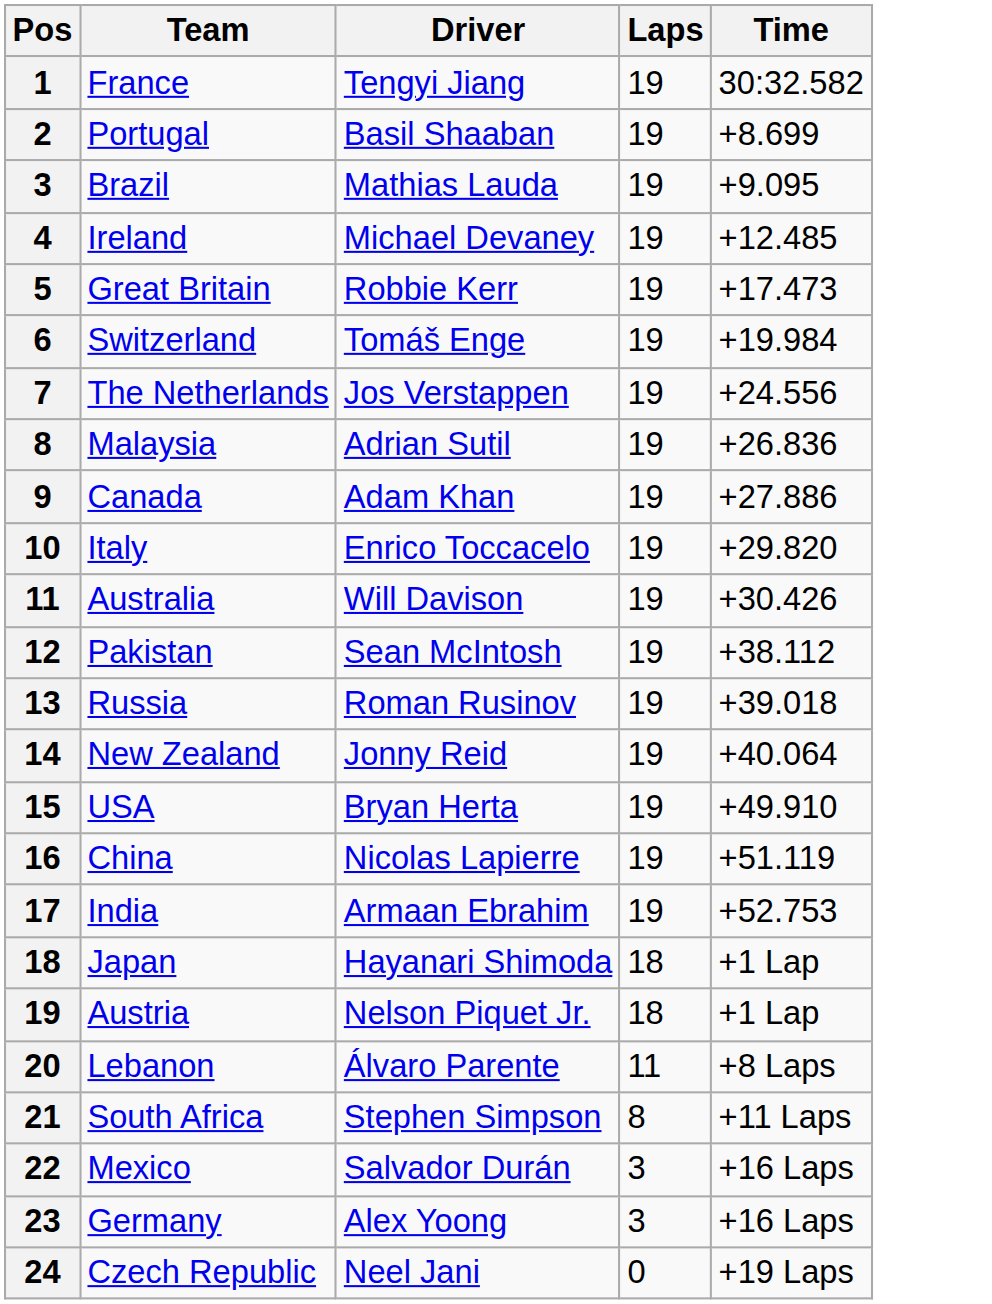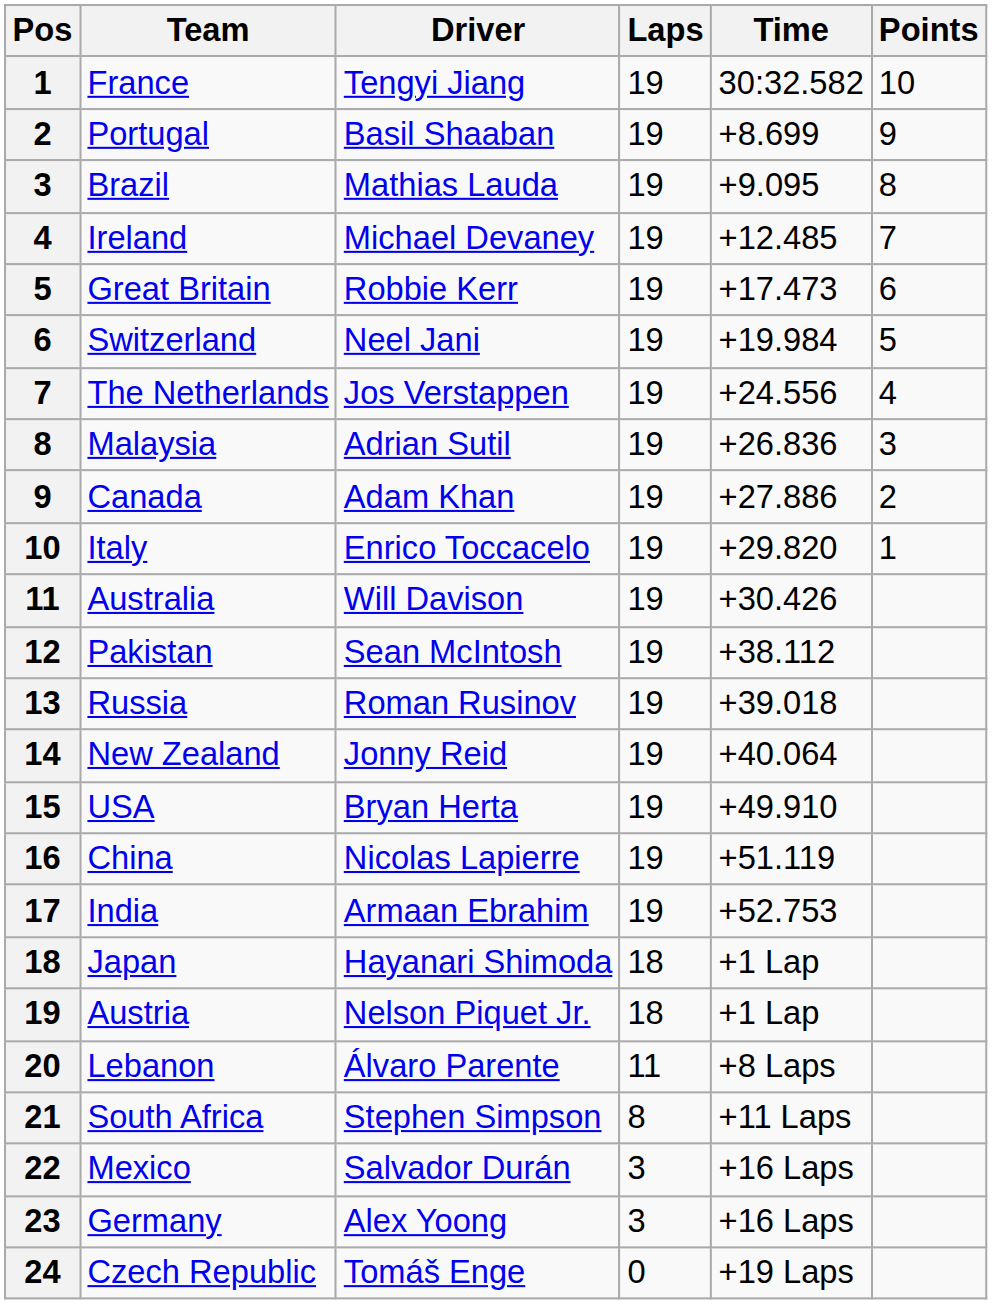+ column: (929, 30)
(435, 340) Tomáš Enge -> (412, 340) Neel Jani
(412, 1272) Neel Jani -> (435, 1272) Tomáš Enge
